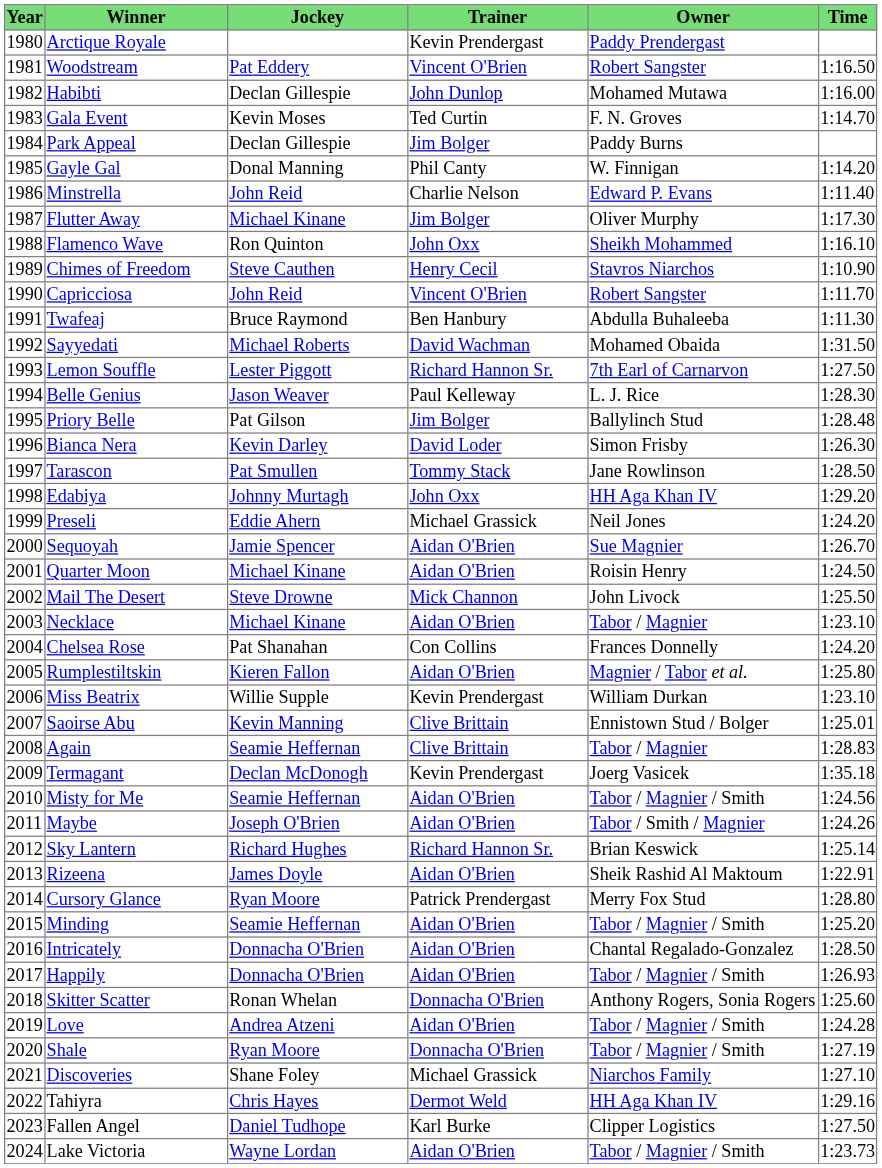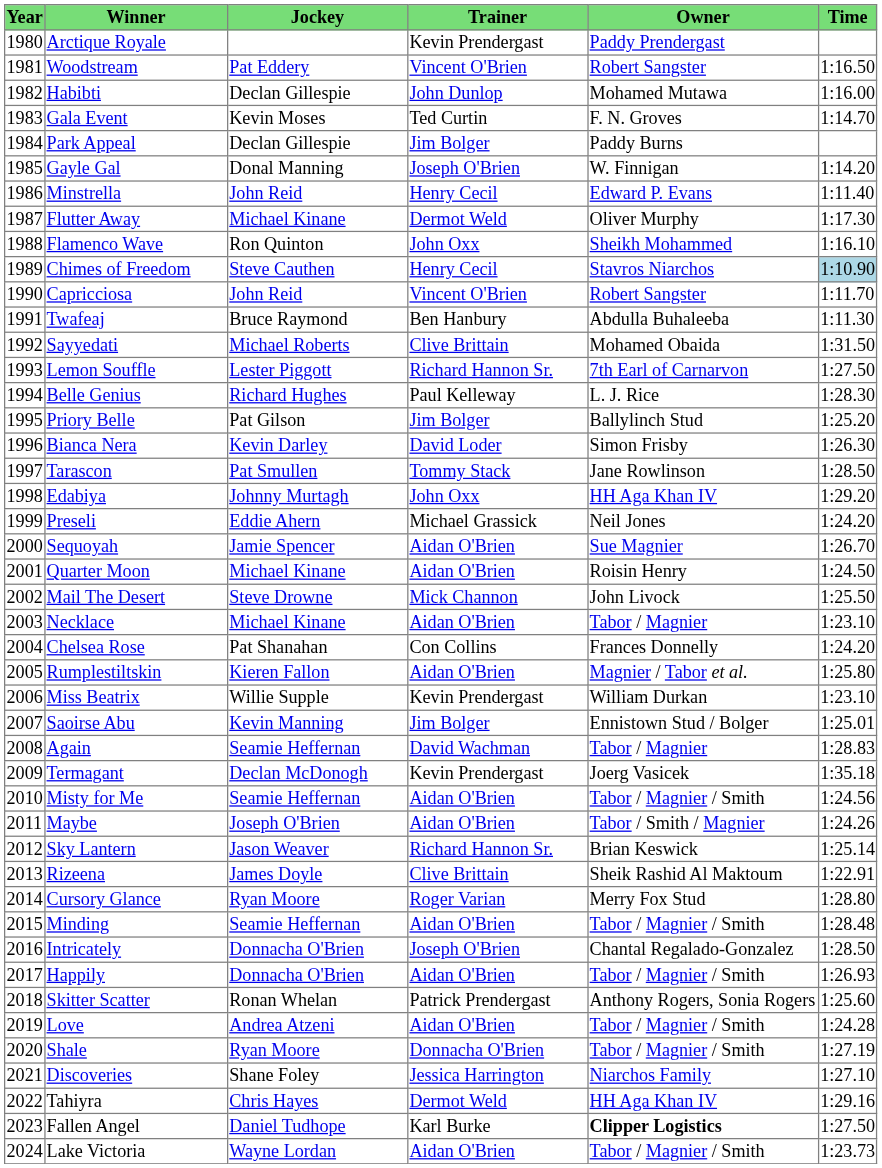(448, 168) Phil Canty -> (465, 168) Joseph O'Brien
(464, 193) Charlie Nelson -> (454, 193) Henry Cecil
(449, 218) Jim Bolger -> (458, 218) Dermot Weld
(848, 269) no background -> (848, 269) lightblue background
(470, 344) David Wachman -> (459, 344) Clive Brittain
(279, 395) Jason Weaver -> (288, 395) Richard Hughes
(848, 420) 1:28.48 -> (848, 420) 1:25.20
(459, 722) Clive Brittain -> (449, 722) Jim Bolger
(459, 747) Clive Brittain -> (470, 747) David Wachman
(288, 848) Richard Hughes -> (279, 848) Jason Weaver
(462, 873) Aidan O'Brien -> (459, 873) Clive Brittain
(480, 899) Patrick Prendergast -> (457, 899) Roger Varian
(848, 924) 1:25.20 -> (848, 924) 1:28.48
(462, 949) Aidan O'Brien -> (465, 949) Joseph O'Brien
(477, 999) Donnacha O'Brien -> (480, 999) Patrick Prendergast
(473, 1075) Michael Grassick -> (477, 1075) Jessica Harrington
(652, 1125) normal -> (656, 1125) bold
